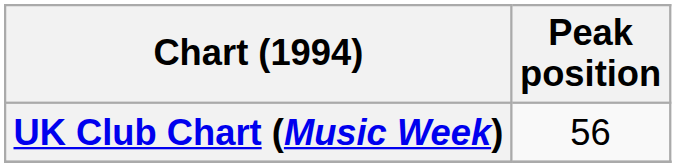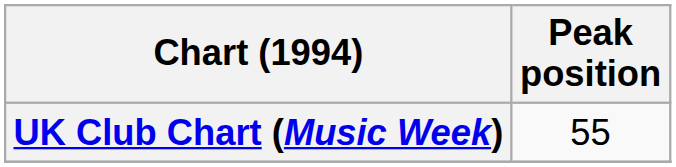(591, 131) 56 -> (591, 131) 55
